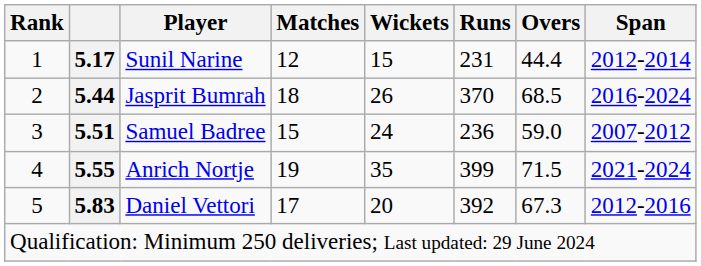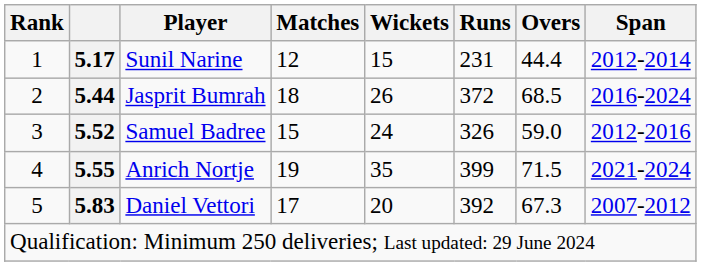(477, 95) 370 -> (477, 95) 372
(95, 132) 5.51 -> (95, 132) 5.52
(477, 132) 236 -> (477, 132) 326
(641, 132) 2007-2012 -> (641, 132) 2012-2016
(641, 205) 2012-2016 -> (641, 205) 2007-2012
